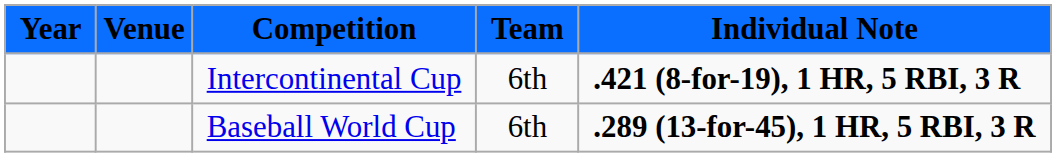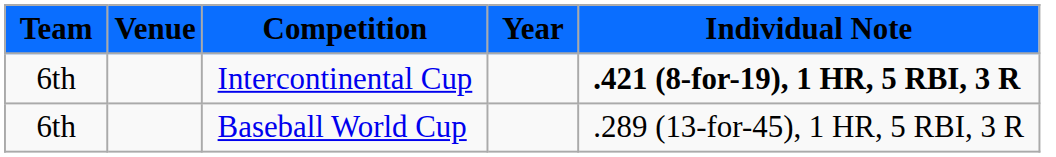columns swapped: (51, 28) <-> (527, 28)
(815, 126) bold -> (809, 126) normal
